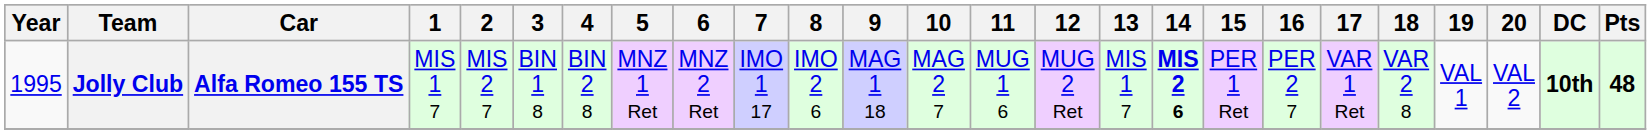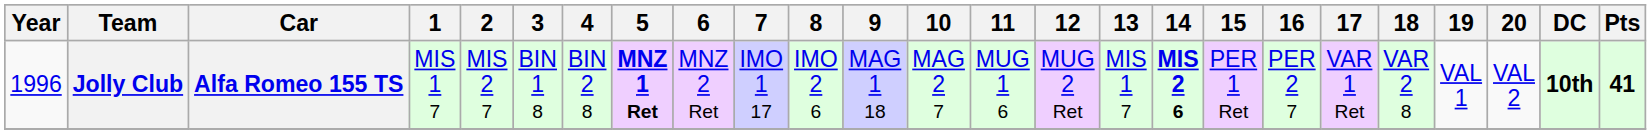(36, 85) 1995 -> (36, 85) 1996
(642, 84) normal -> (642, 85) bold
(1622, 85) 48 -> (1622, 85) 41
